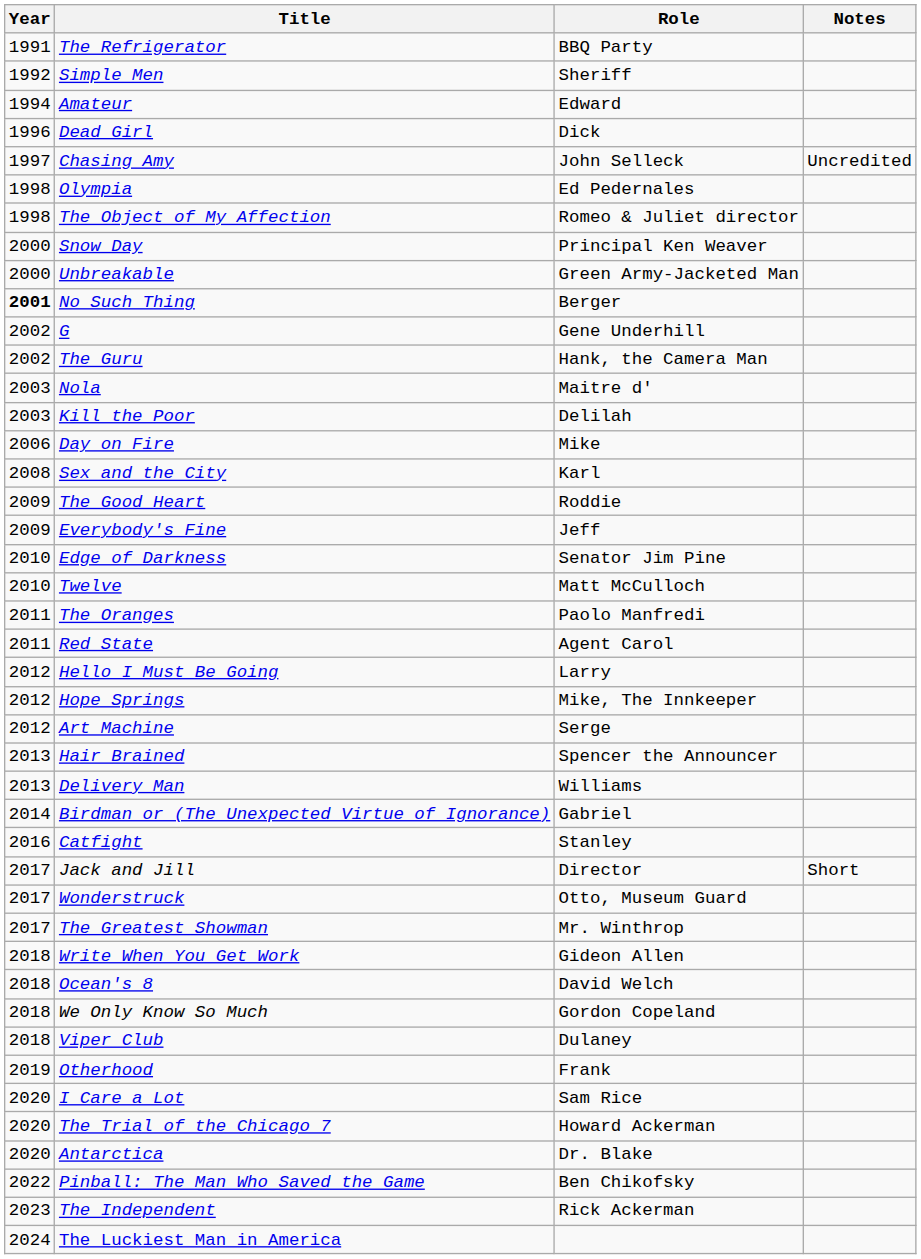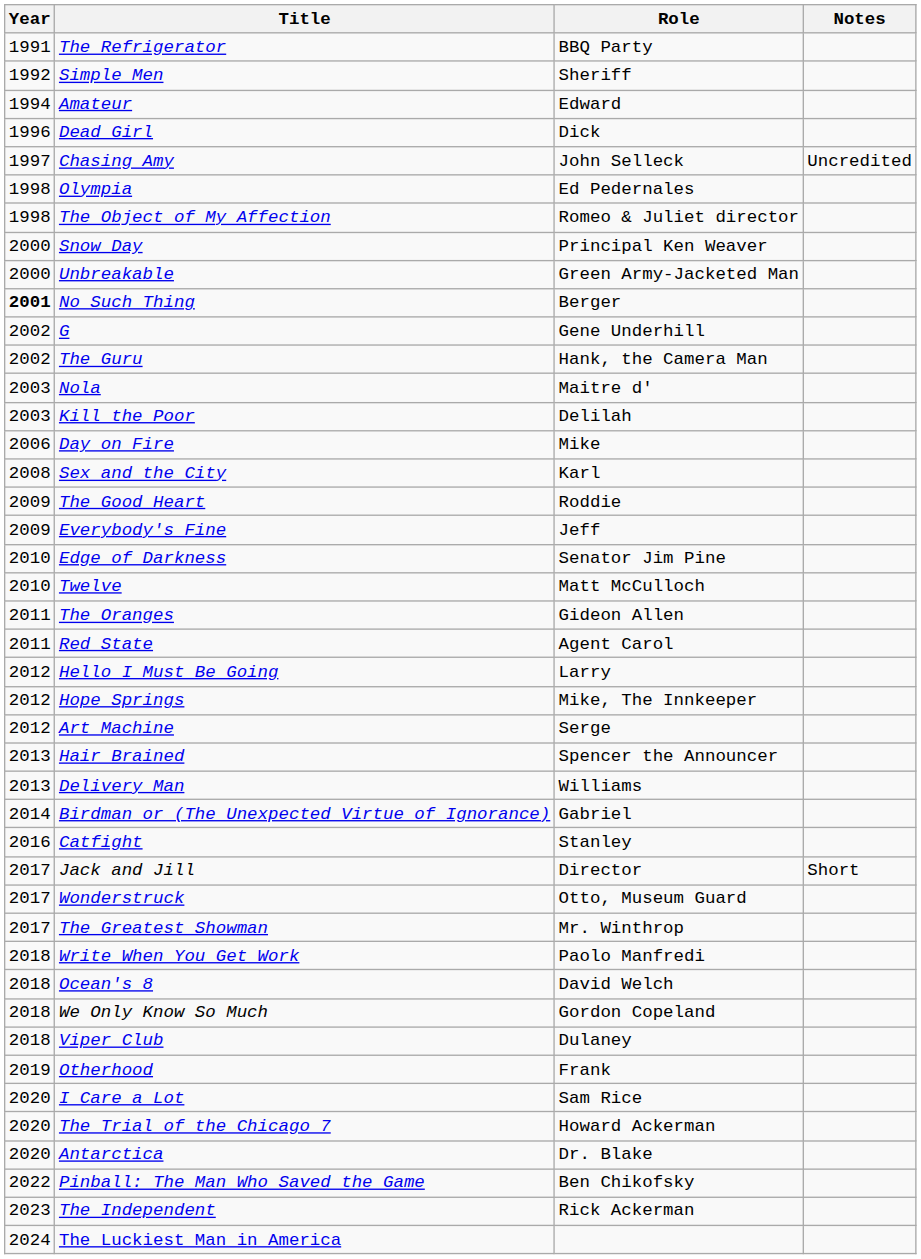(632, 615) Paolo Manfredi -> (621, 615) Gideon Allen
(621, 956) Gideon Allen -> (632, 956) Paolo Manfredi
